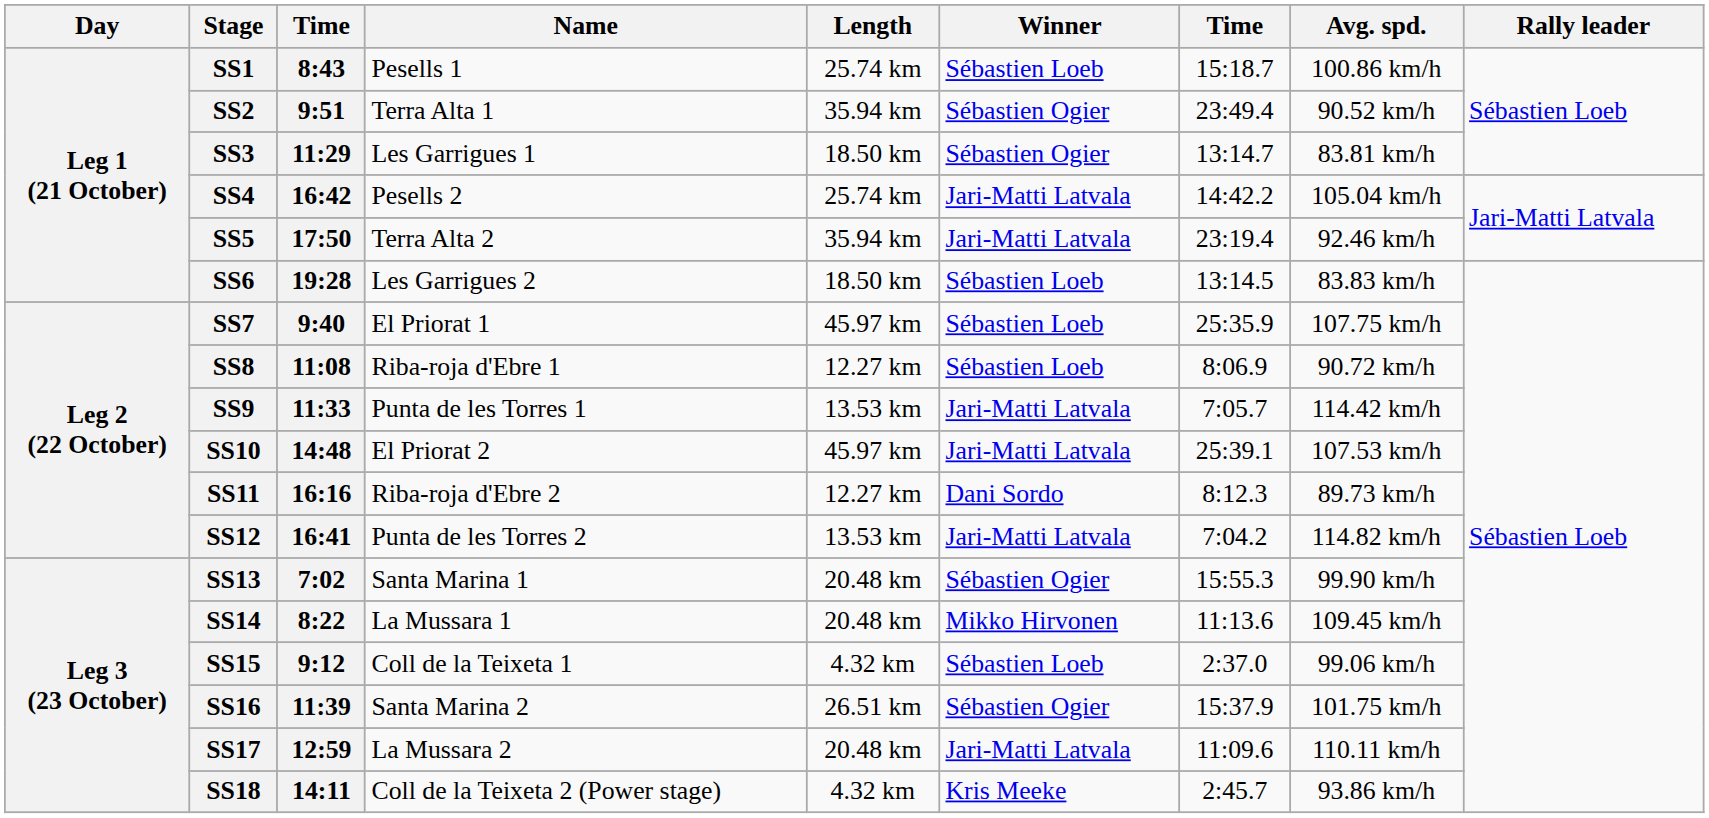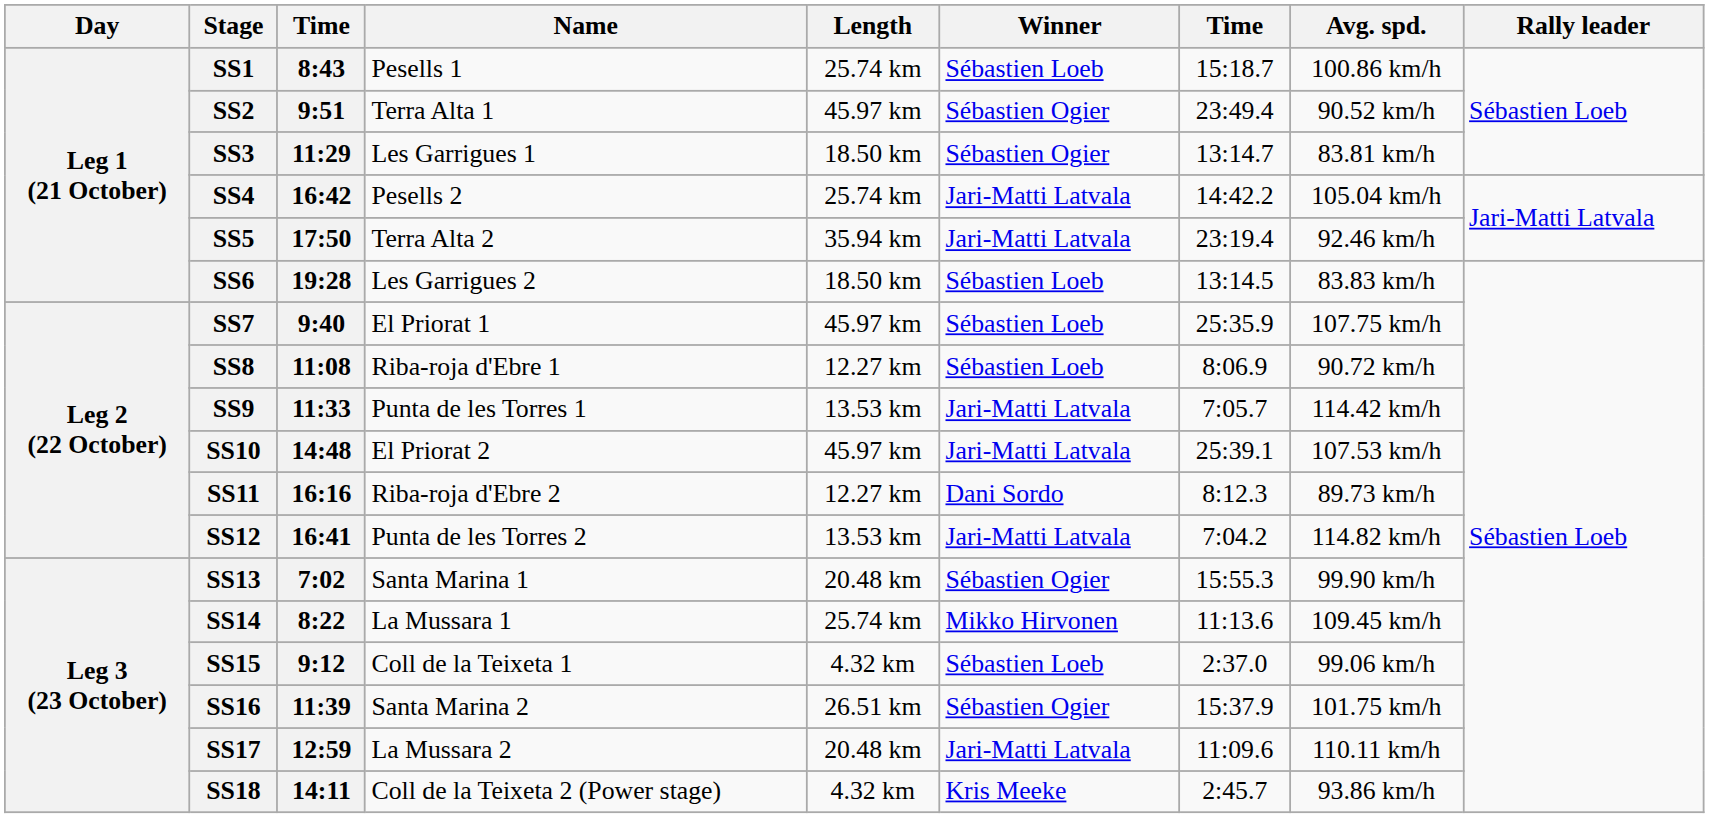(873, 111) 35.94 km -> (873, 111) 45.97 km
(873, 621) 20.48 km -> (873, 621) 25.74 km
